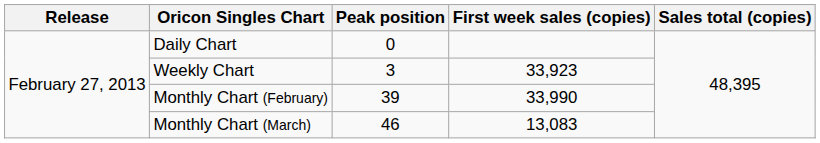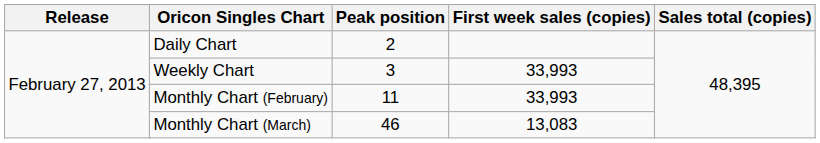(390, 44) 0 -> (390, 44) 2
(552, 71) 33,923 -> (552, 71) 33,993
(390, 97) 39 -> (390, 97) 11
(552, 97) 33,990 -> (552, 97) 33,993
